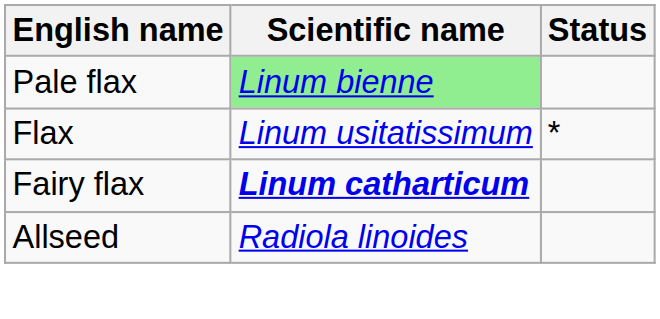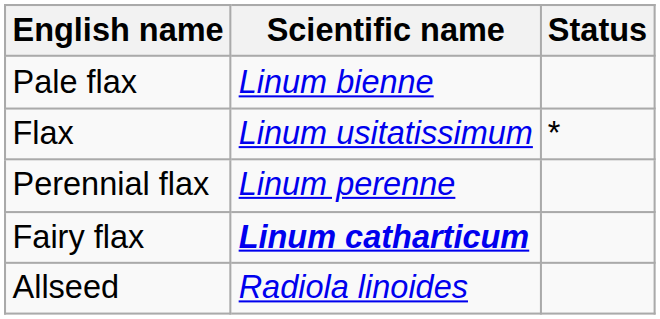(336, 81) lightgreen background -> (336, 81) no background
+ row: (111, 184)
